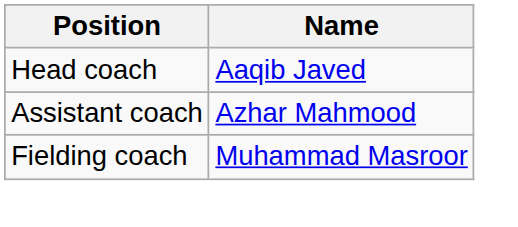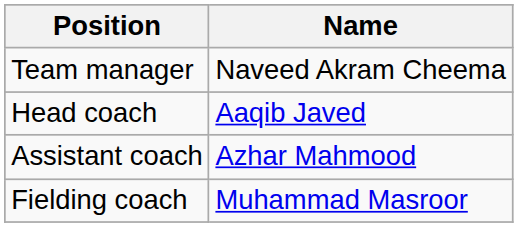+ row: (102, 69)
